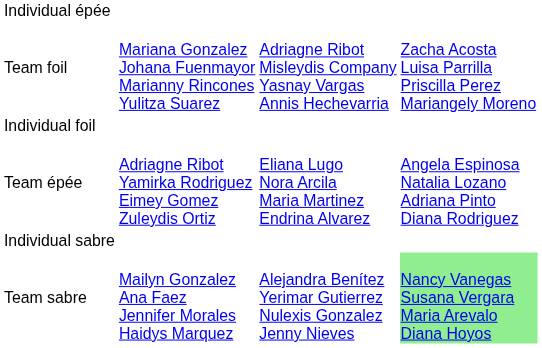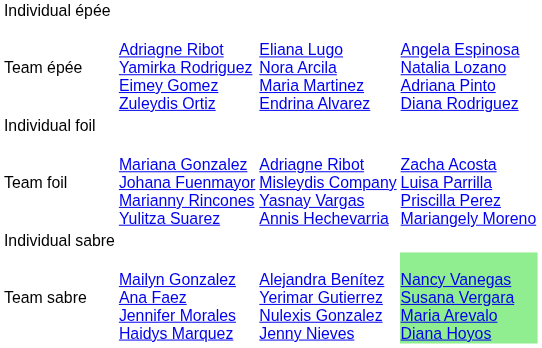rows swapped: (43, 183) <-> (36, 68)
